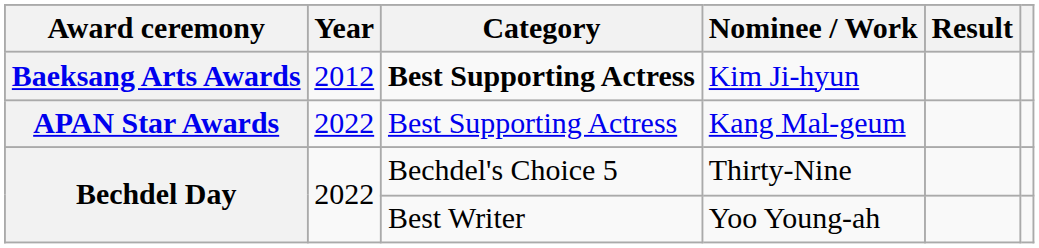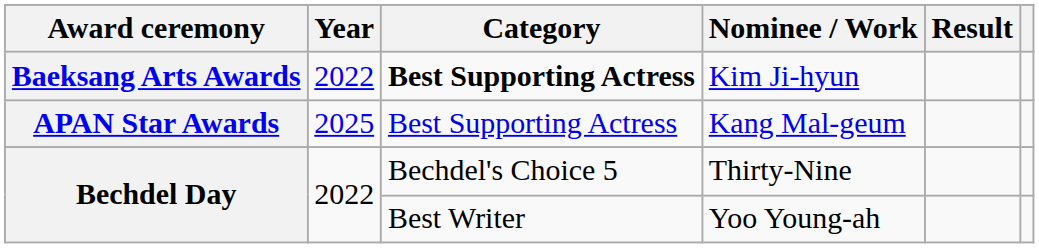(344, 75) 2012 -> (344, 75) 2022
(344, 123) 2022 -> (344, 123) 2025
